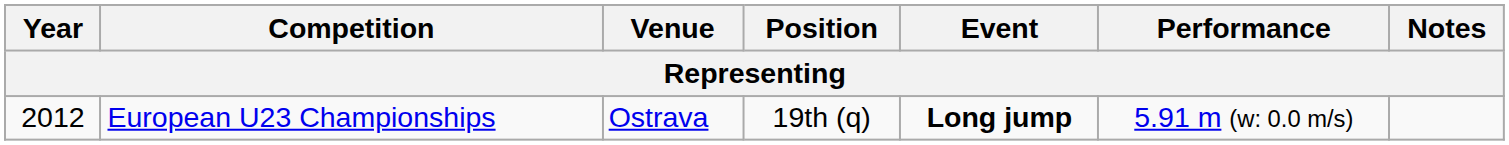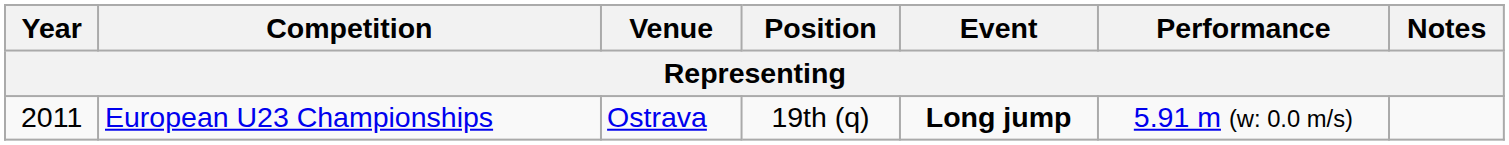(53, 118) 2012 -> (52, 118) 2011
